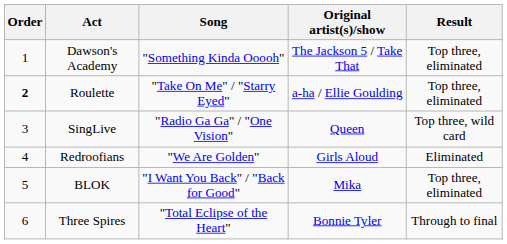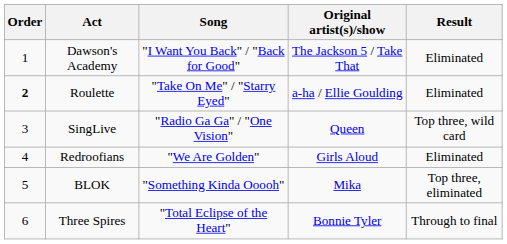(213, 57) "Something Kinda Ooooh" -> (213, 57) "I Want You Back" / "Back for Good"
(454, 57) Top three, eliminated -> (454, 57) Eliminated
(454, 93) Top three, eliminated -> (454, 93) Eliminated
(213, 185) "I Want You Back" / "Back for Good" -> (213, 185) "Something Kinda Ooooh"
